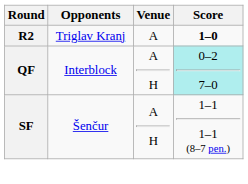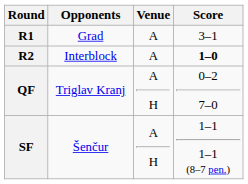+ row: (26, 35)
(91, 35) Triglav Kranj -> (91, 56) Interblock
(91, 70) Interblock -> (91, 90) Triglav Kranj
(208, 70) paleturquoise background -> (208, 90) no background
